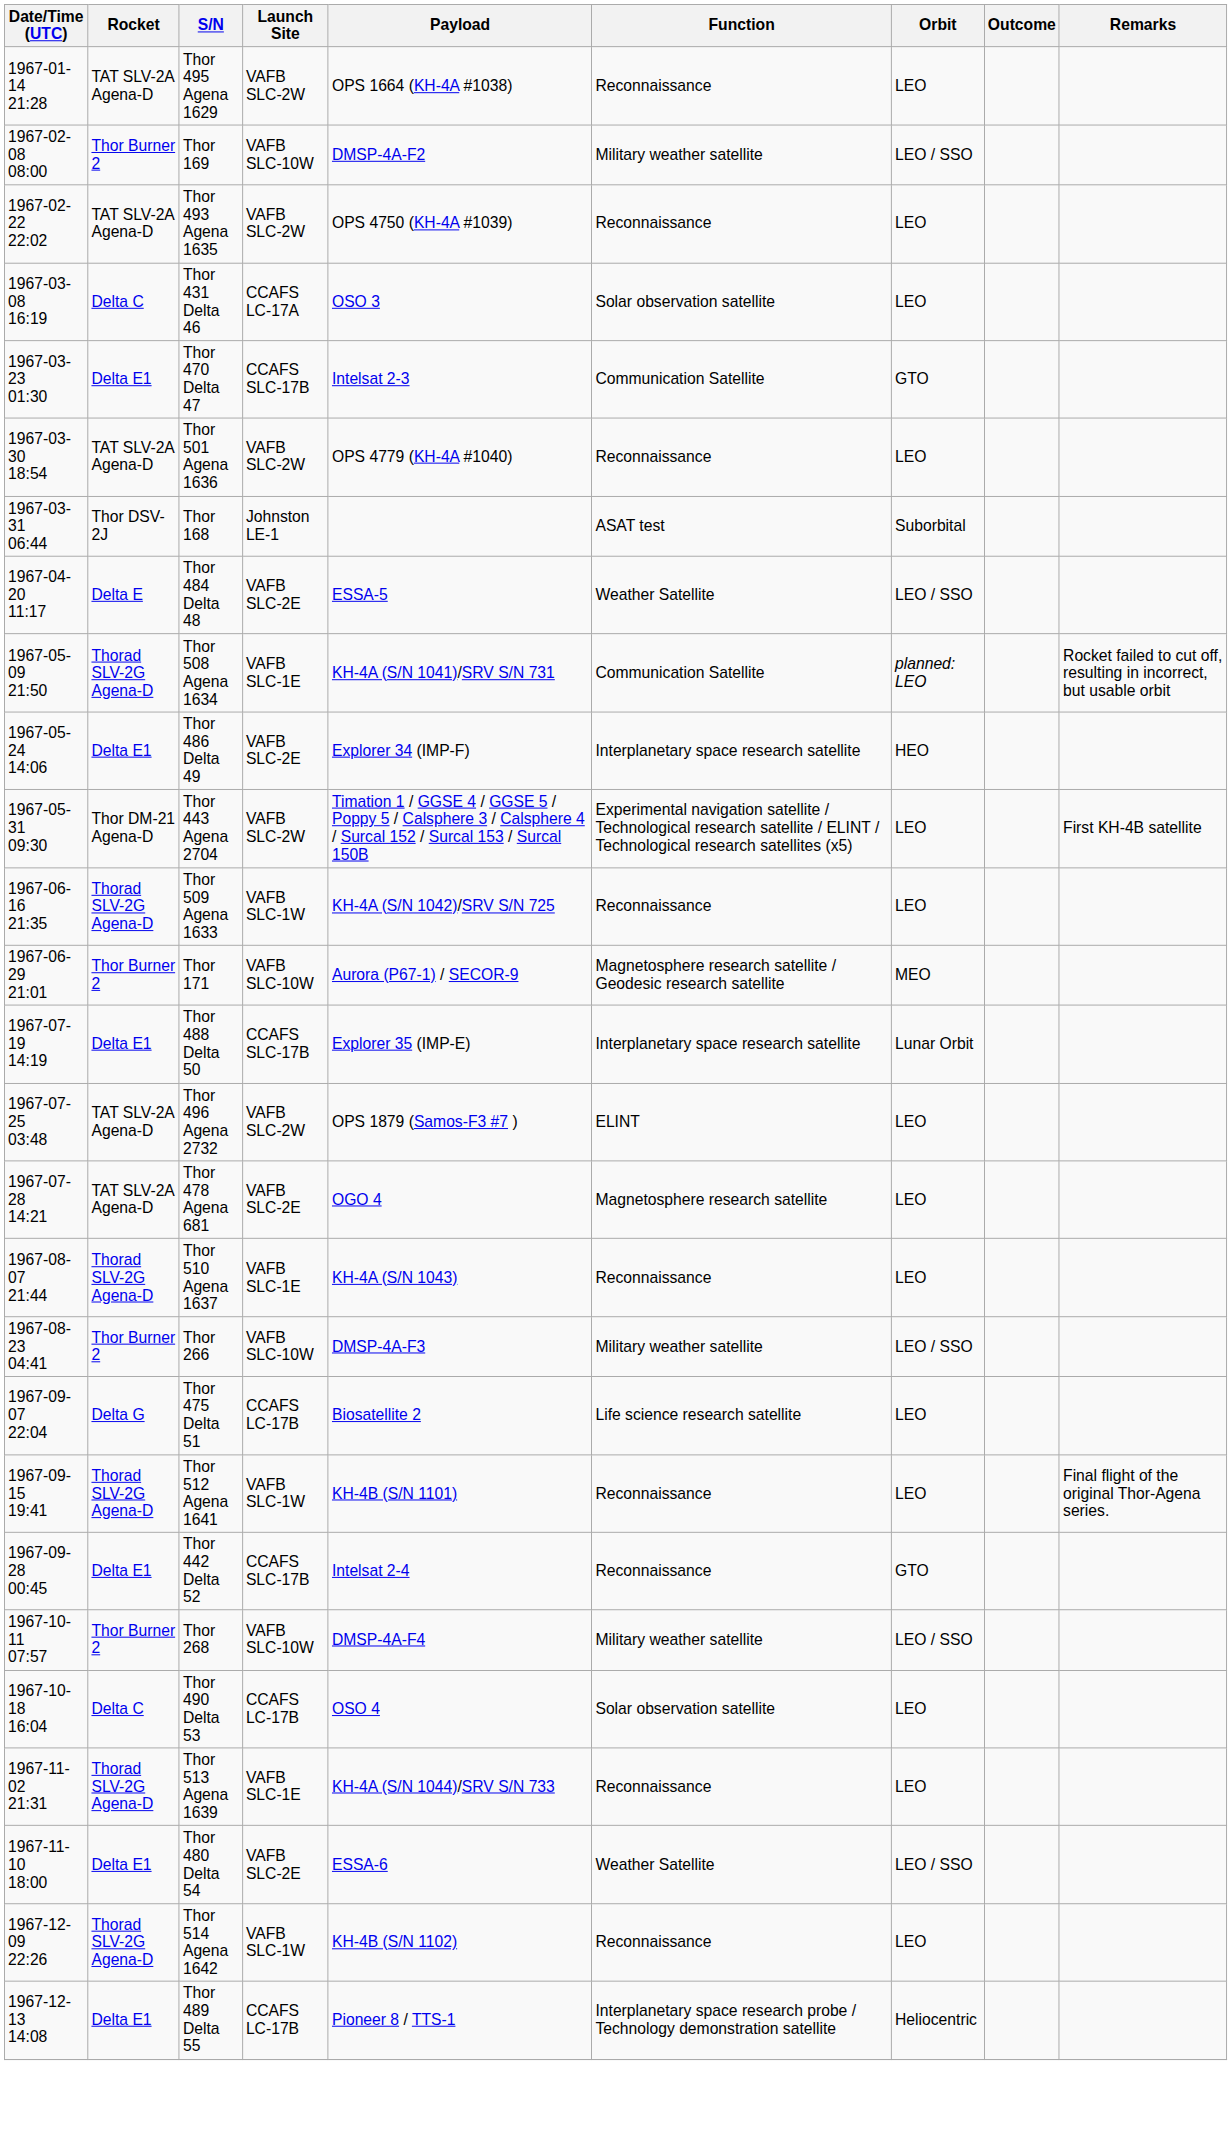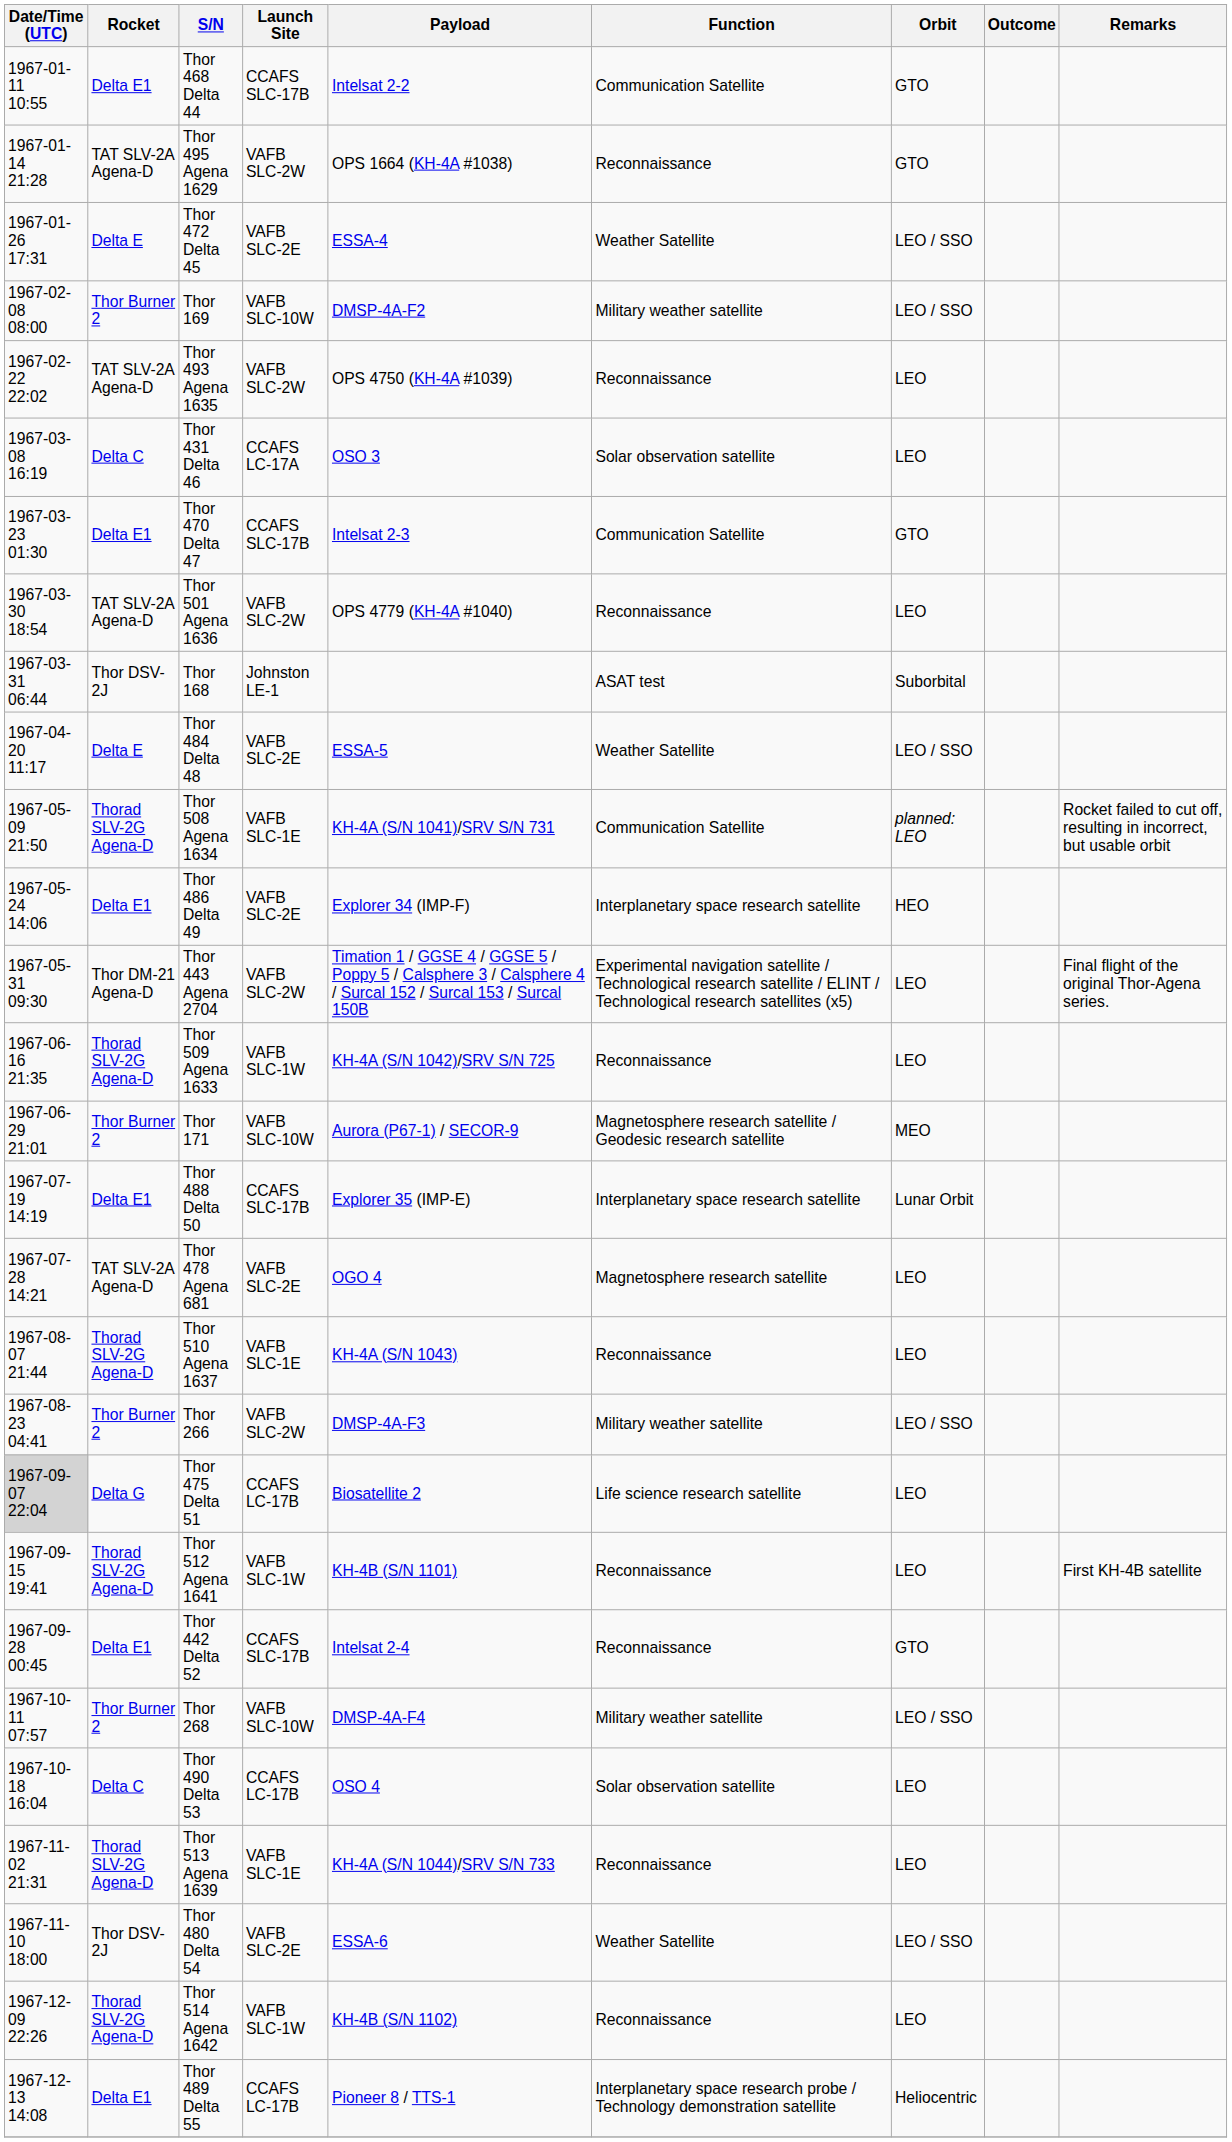+ row: (201, 85)
(911, 85) LEO -> (912, 163) GTO
+ row: (201, 241)
(1132, 828) First KH-4B satellite -> (1132, 984) Final flight of the original Thor-Agena series.
- row: (206, 1122)
(280, 1346) VAFB SLC-10W -> (276, 1424) VAFB SLC-2W
(39, 1415) no background -> (39, 1493) lightgrey background
(1132, 1493) Final flight of the original Thor-Agena series. -> (1132, 1571) First KH-4B satellite
(122, 1864) Delta E1 -> (128, 1942) Thor DSV-2J
